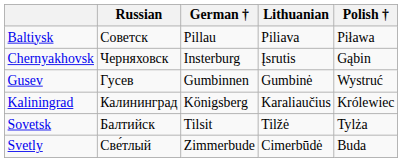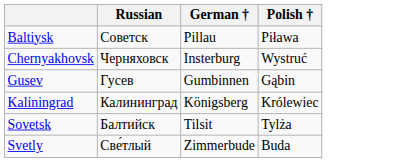- column: (296, 15)
(354, 59) Gąbin -> (284, 59) Wystruć
(360, 80) Wystruć -> (278, 80) Gąbin
